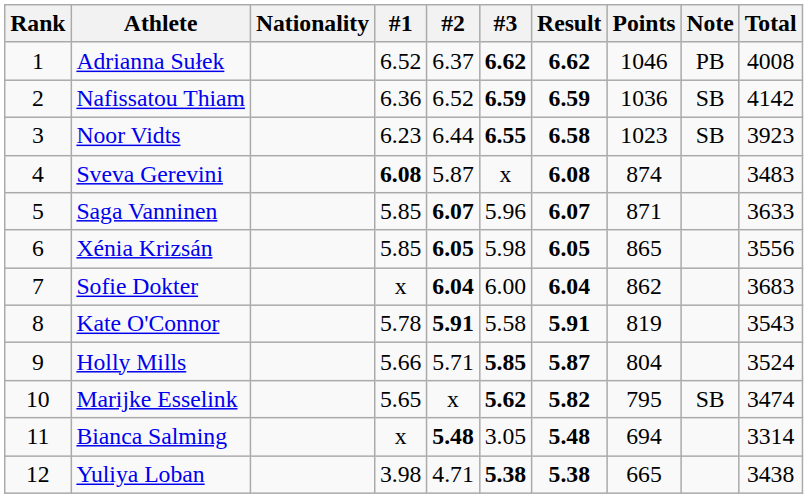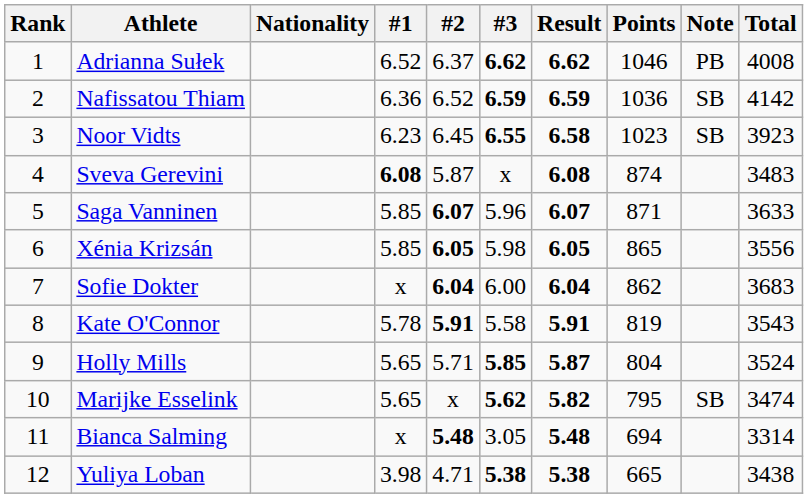(453, 135) 6.44 -> (453, 135) 6.45
(401, 361) 5.66 -> (401, 361) 5.65
